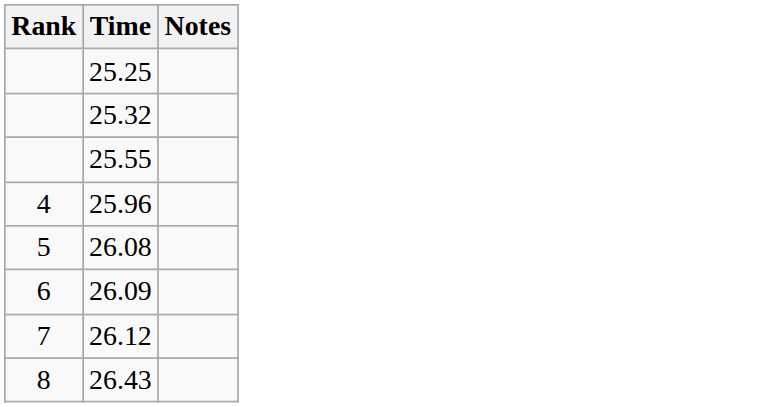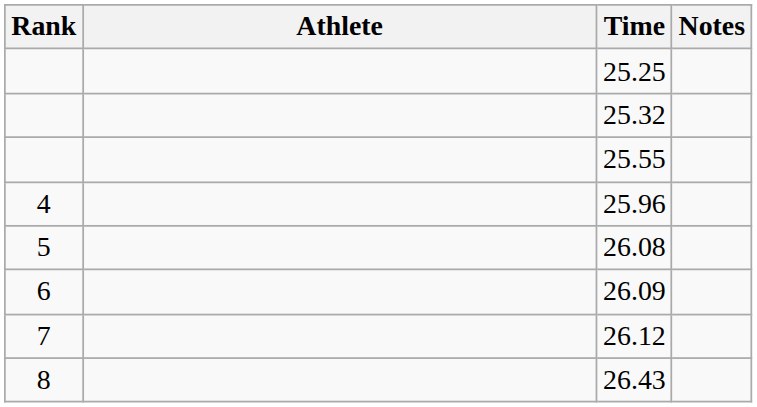+ column: (340, 26)
